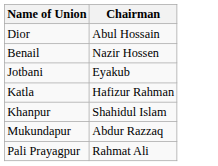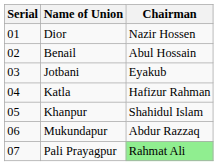+ column: (23, 14)
(126, 33) Abul Hossain -> (162, 33) Nazir Hossen
(126, 53) Nazir Hossen -> (162, 53) Abul Hossain
(121, 151) no background -> (157, 151) lightgreen background
